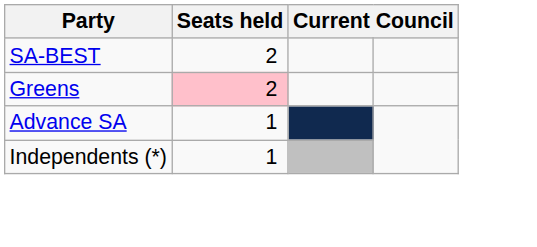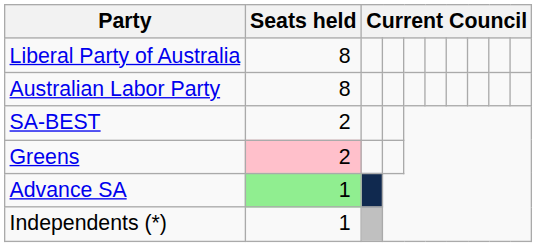+ row: (125, 55)
+ row: (115, 88)
(274, 122) no background -> (348, 190) lightgreen background
